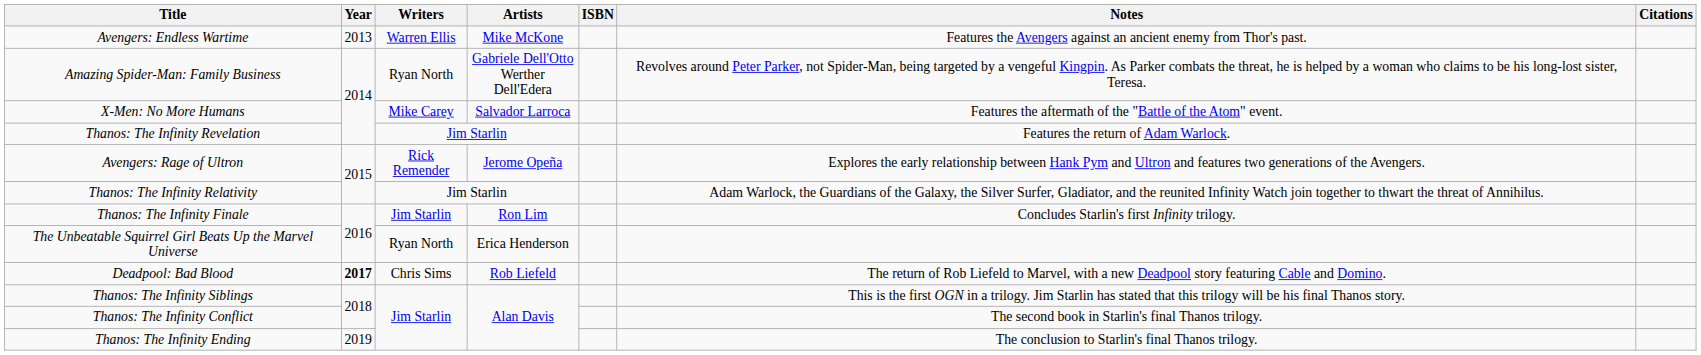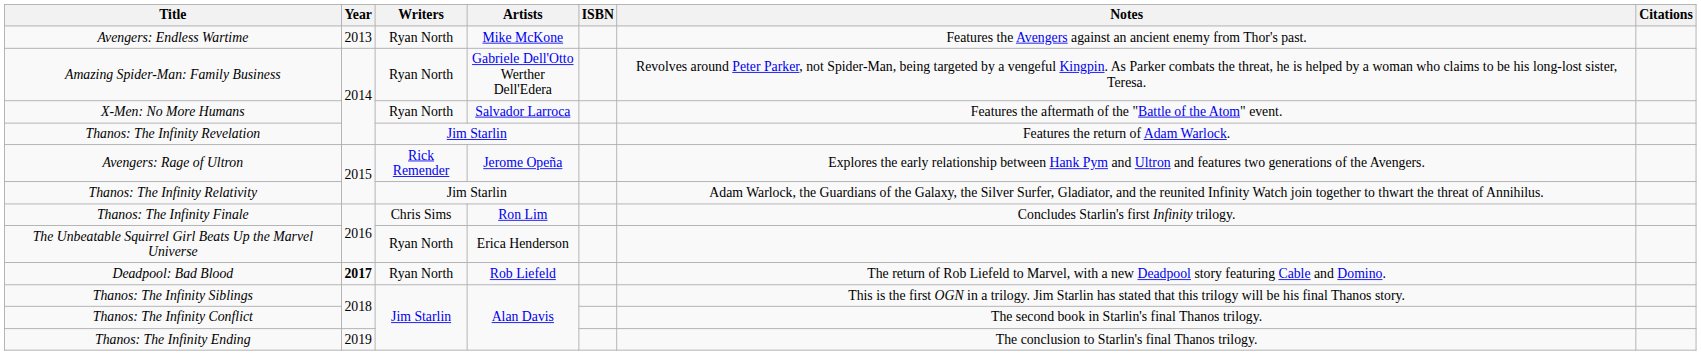(421, 37) Warren Ellis -> (421, 37) Ryan North
(421, 111) Mike Carey -> (421, 111) Ryan North
(421, 214) Jim Starlin -> (421, 214) Chris Sims
(421, 273) Chris Sims -> (421, 273) Ryan North
